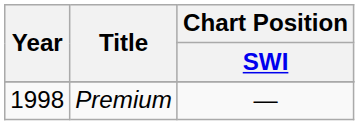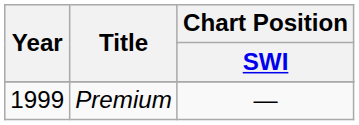(37, 100) 1998 -> (37, 100) 1999
